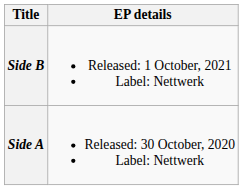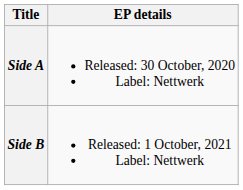rows swapped: (26, 145) <-> (26, 65)
